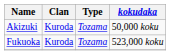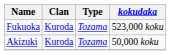rows swapped: (23, 42) <-> (22, 27)
